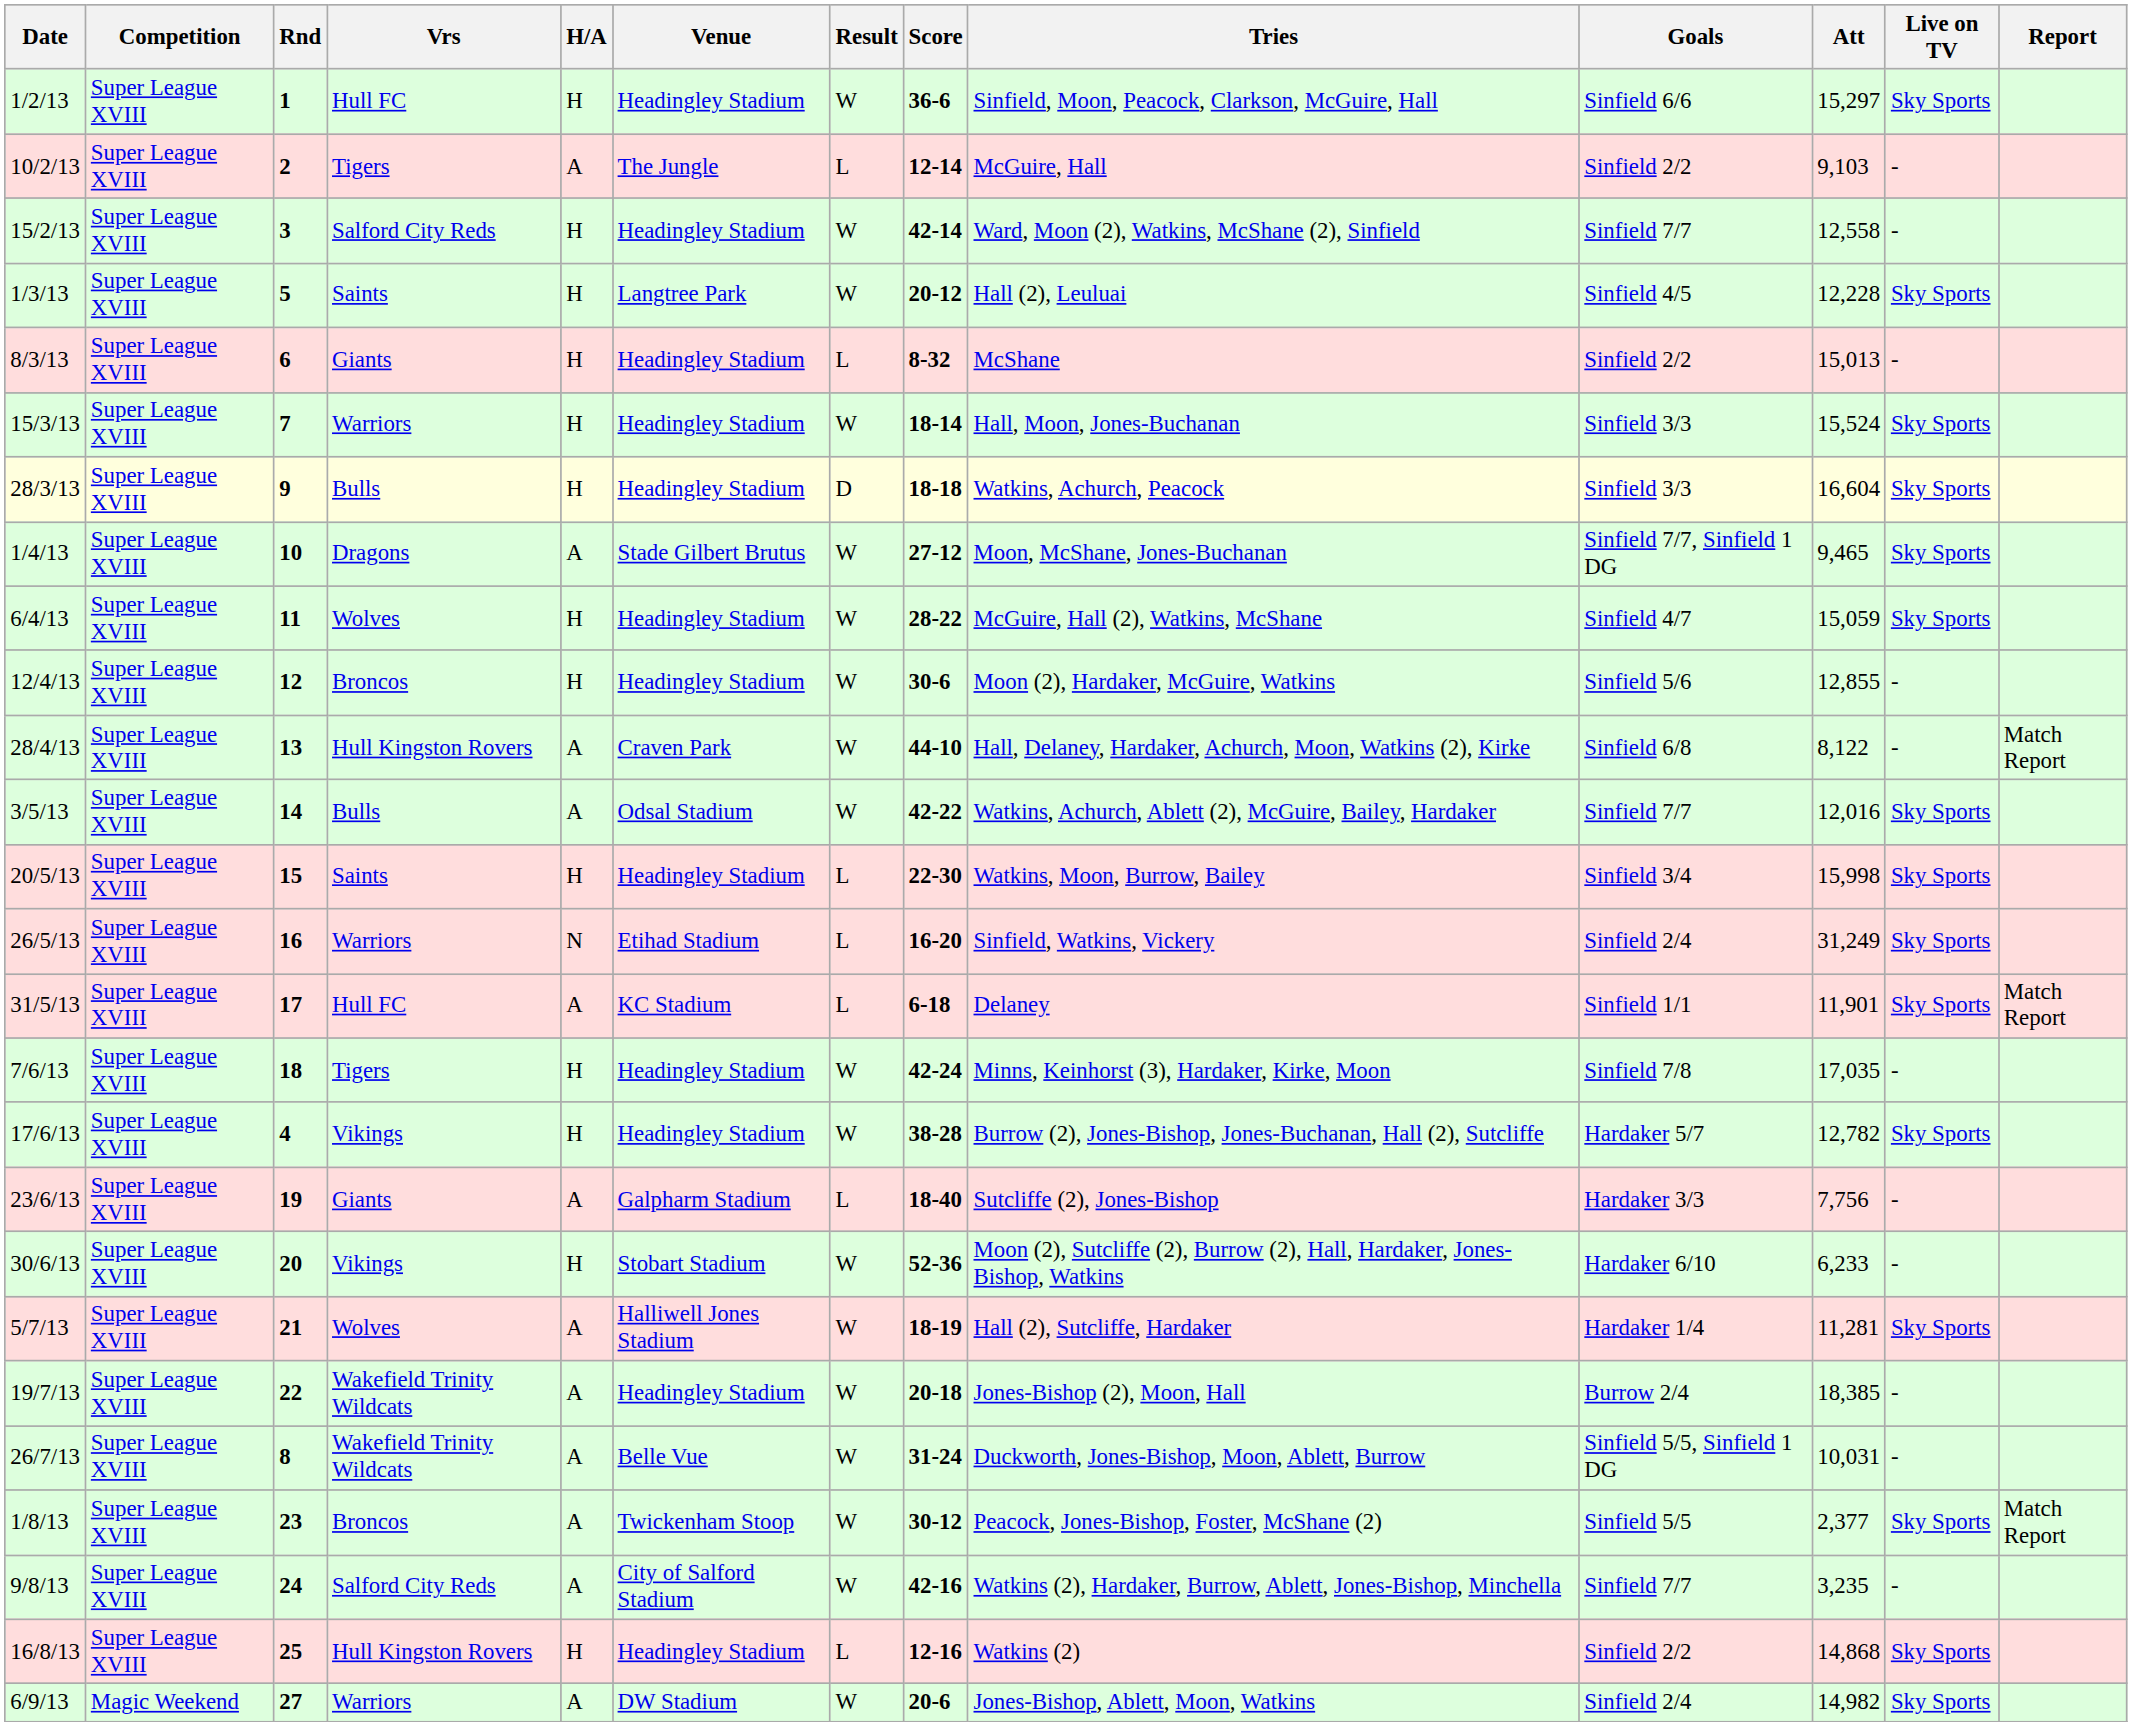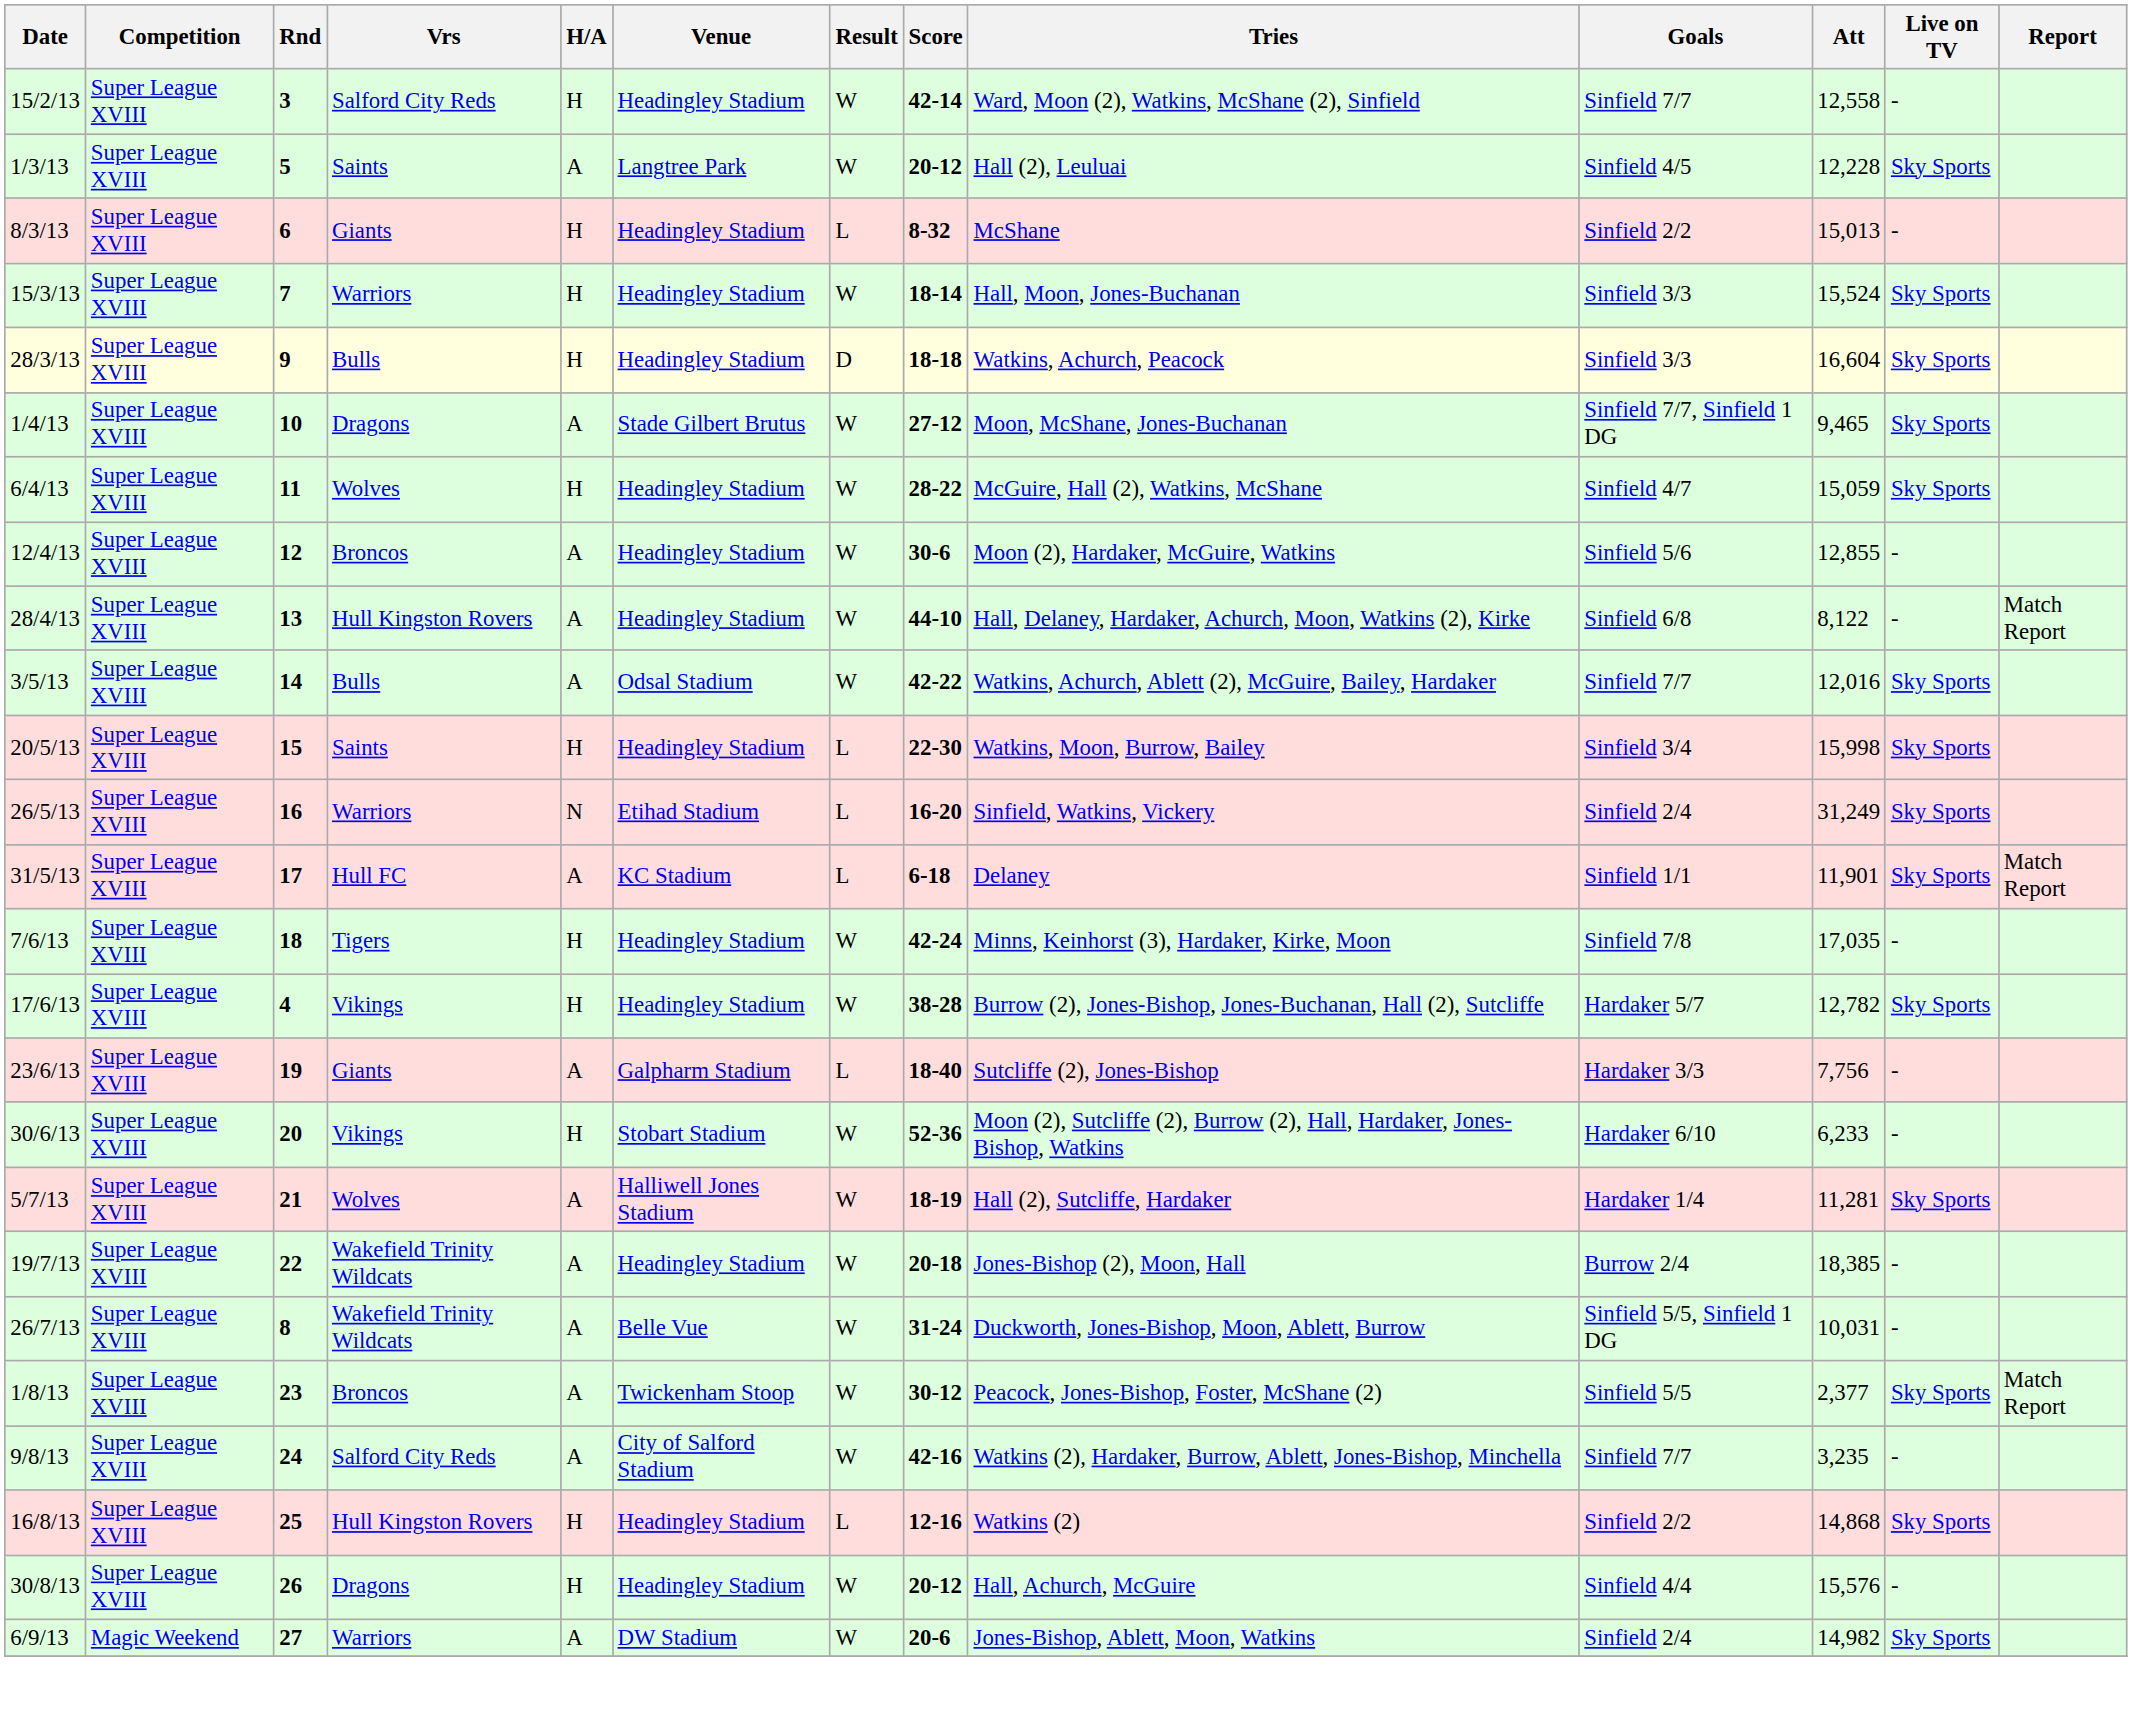- row: (39, 100)
- row: (45, 165)
(574, 294) H -> (574, 165) A
(574, 682) H -> (574, 552) A
(674, 746) Craven Park -> (711, 617) Headingley Stadium
+ row: (45, 1586)
